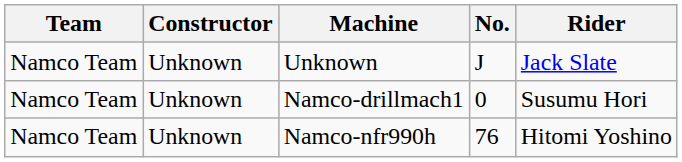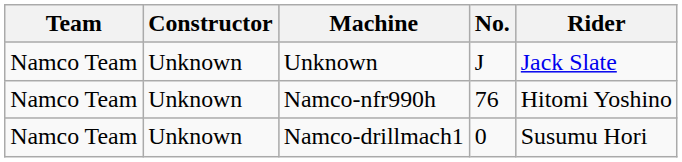rows swapped: (374, 99) <-> (360, 136)
